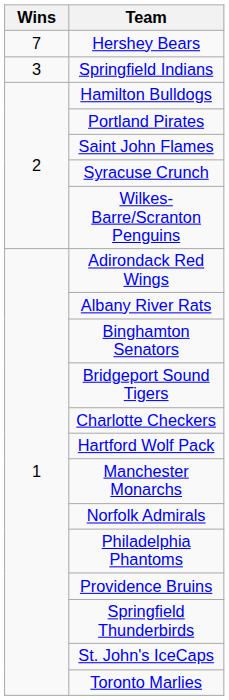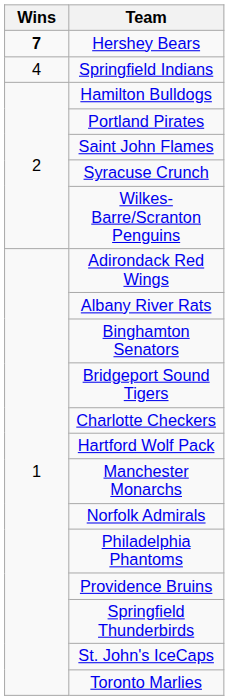(37, 43) normal -> (37, 43) bold
(37, 69) 3 -> (37, 69) 4
